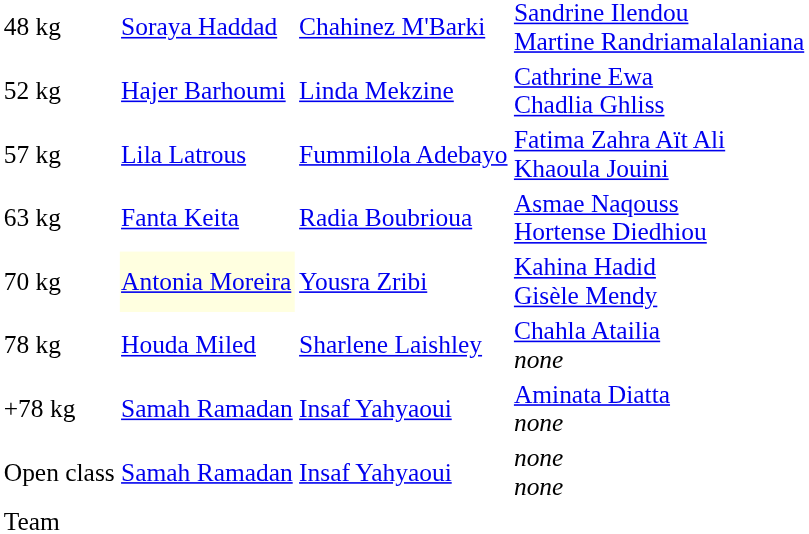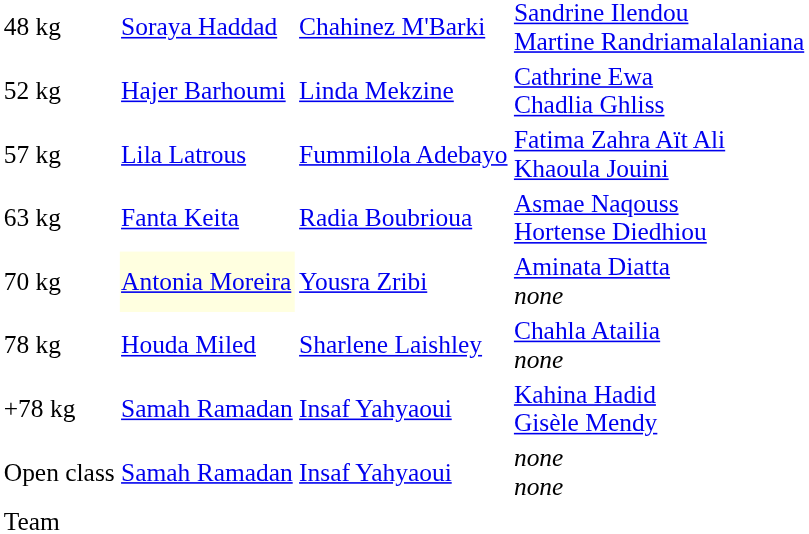(586, 281) Kahina Hadid Gisèle Mendy -> (592, 281) Aminata Diatta none
(592, 408) Aminata Diatta none -> (586, 408) Kahina Hadid Gisèle Mendy
